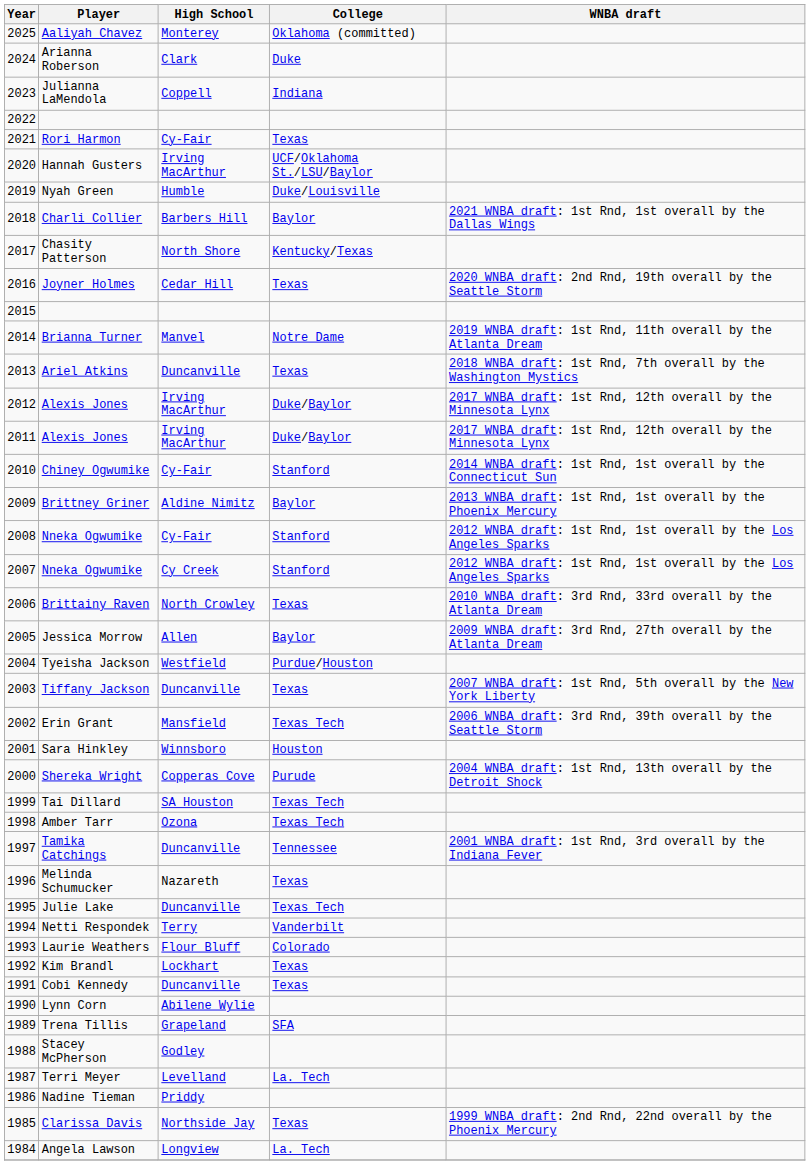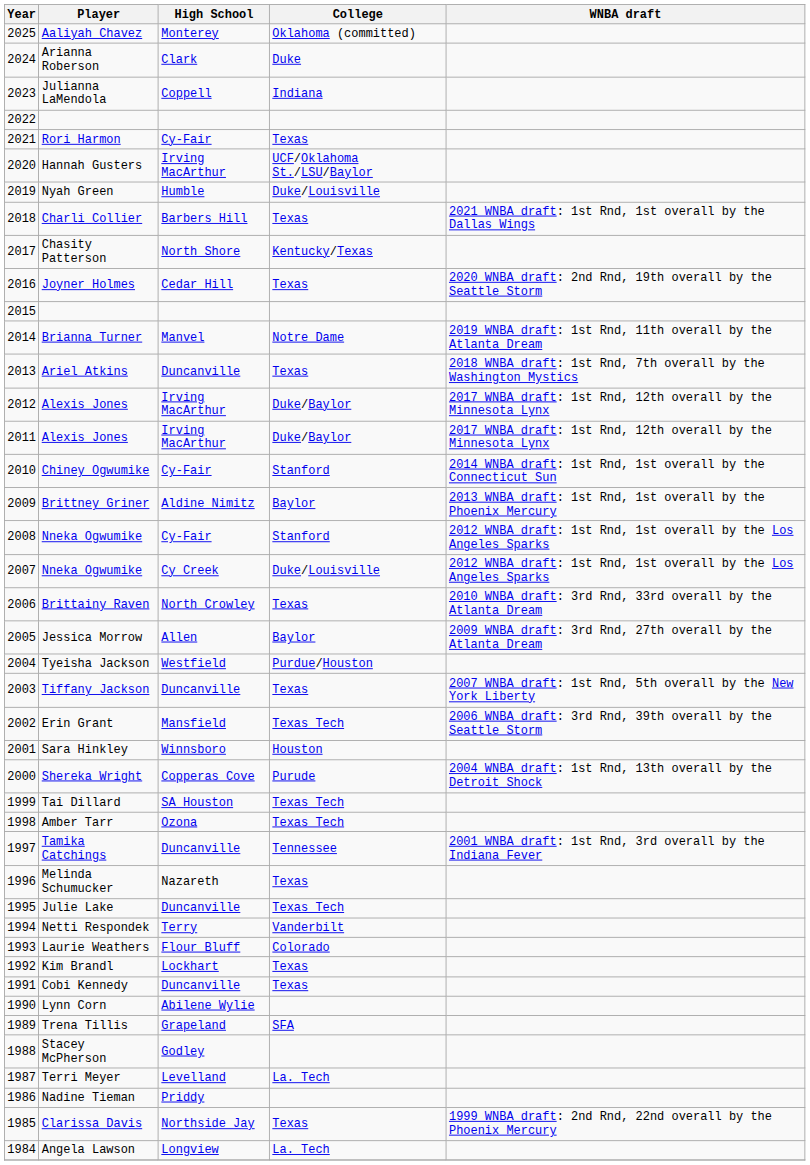(294, 218) Baylor -> (290, 218) Texas
(301, 571) Stanford -> (326, 571) Duke/Louisville
